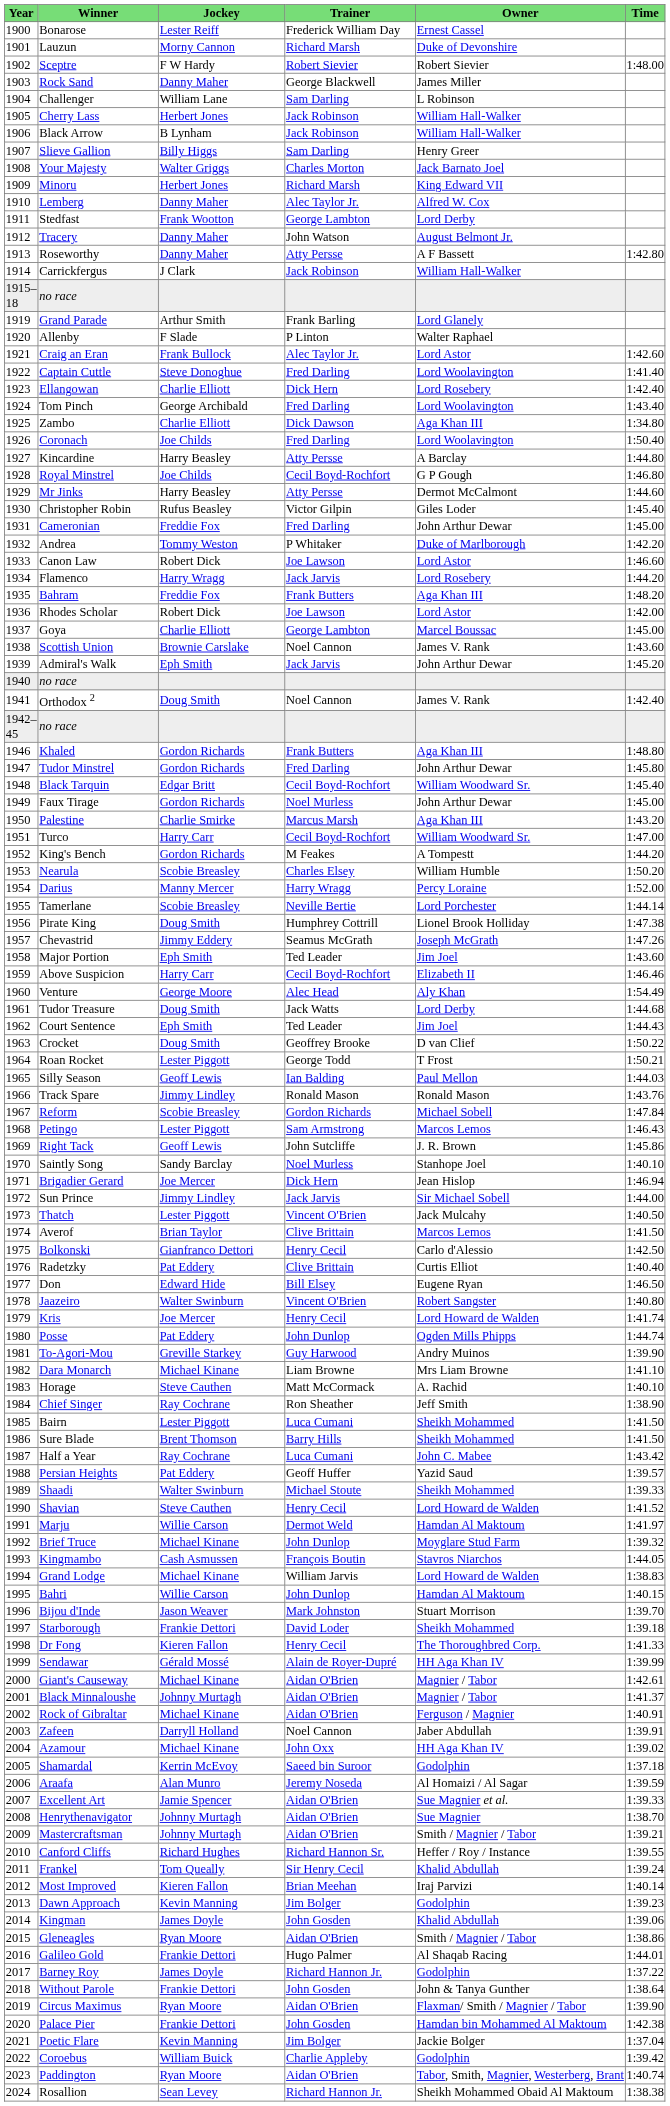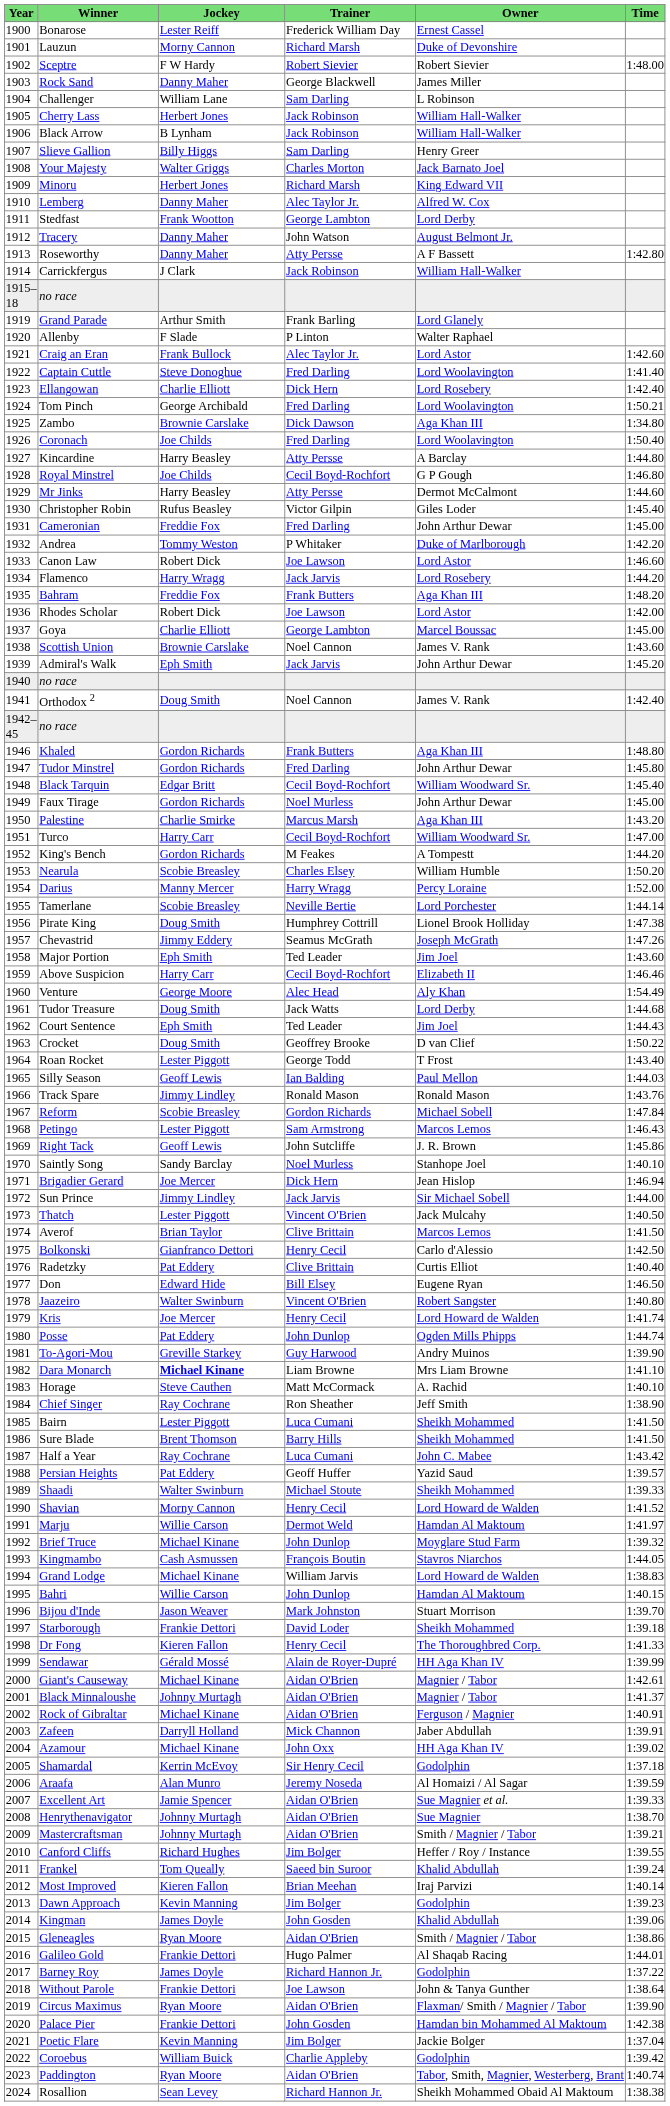(645, 406) 1:43.40 -> (645, 406) 1:50.21
(195, 423) Charlie Elliott -> (204, 423) Brownie Carslake
(645, 1060) 1:50.21 -> (645, 1060) 1:43.40
(199, 1370) normal -> (202, 1370) bold
(196, 1507) Steve Cauthen -> (197, 1507) Morny Cannon
(319, 1731) Noel Cannon -> (323, 1731) Mick Channon
(329, 1765) Saeed bin Suroor -> (325, 1765) Sir Henry Cecil
(335, 1851) Richard Hannon Sr. -> (313, 1851) Jim Bolger
(325, 1868) Sir Henry Cecil -> (329, 1868) Saeed bin Suroor
(318, 1989) John Gosden -> (315, 1989) Joe Lawson
